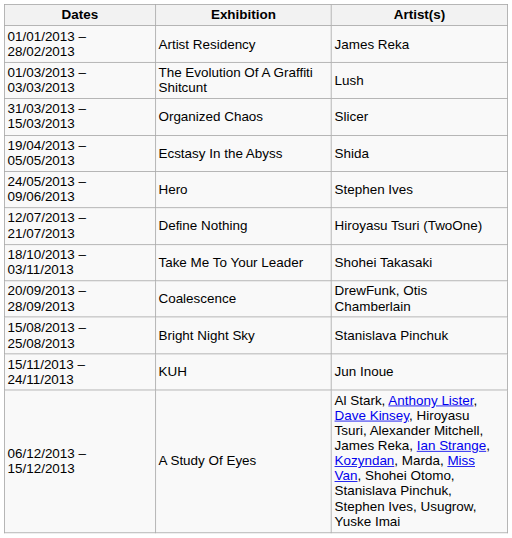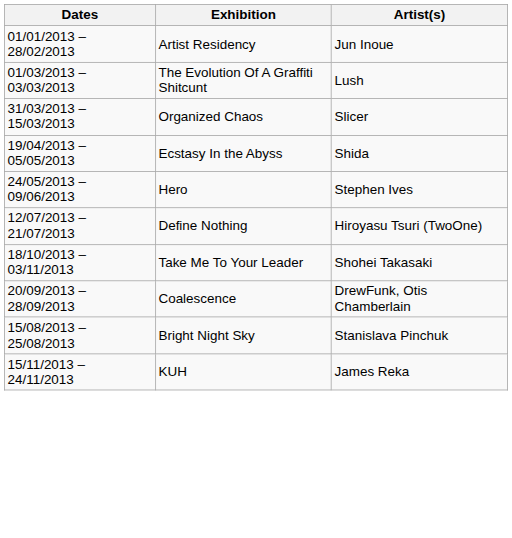(372, 44) James Reka -> (364, 44) Jun Inoue
(364, 371) Jun Inoue -> (372, 371) James Reka
- row: (207, 461)
